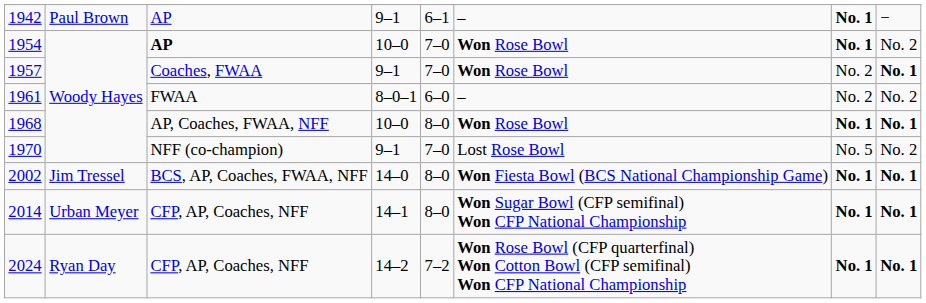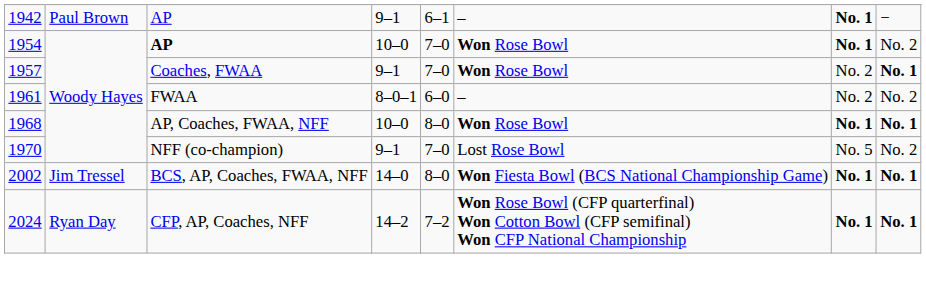- row: (25, 211)
